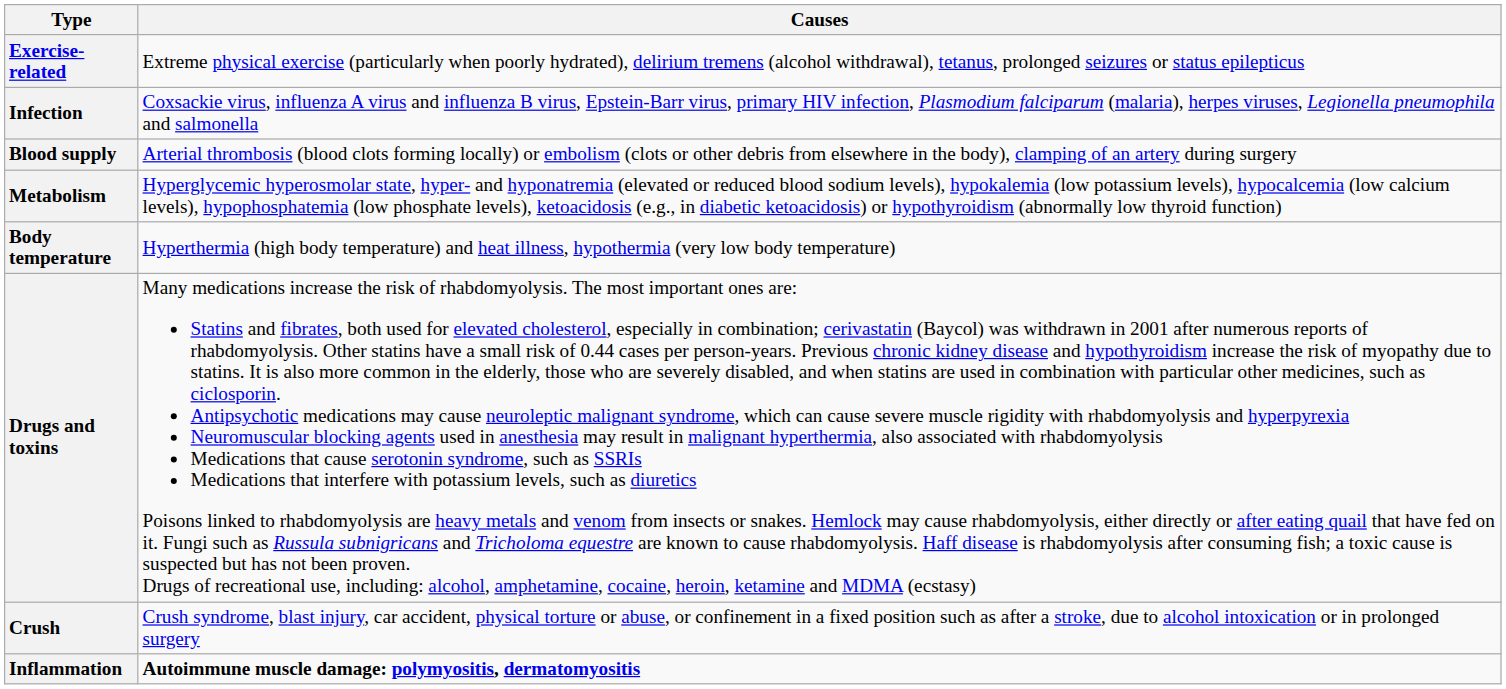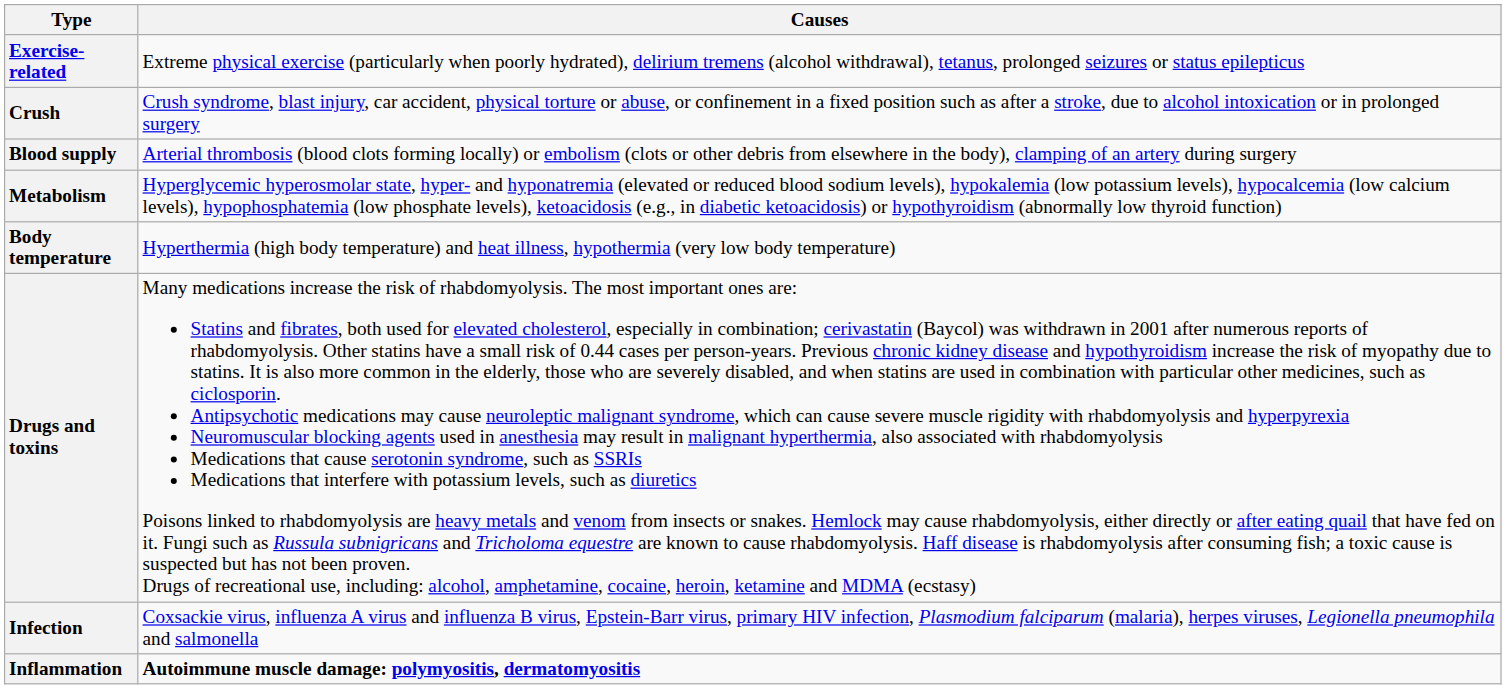rows swapped: (35, 627) <-> (46, 113)
